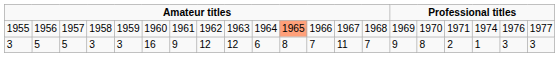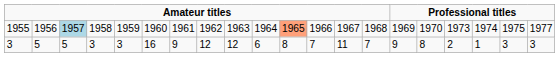(73, 29) no background -> (73, 29) lightblue background
(458, 29) 1971 -> (458, 29) 1973
(514, 29) 1976 -> (514, 29) 1975
